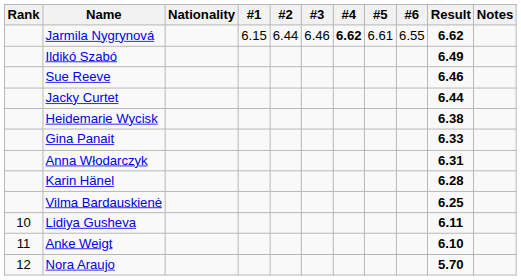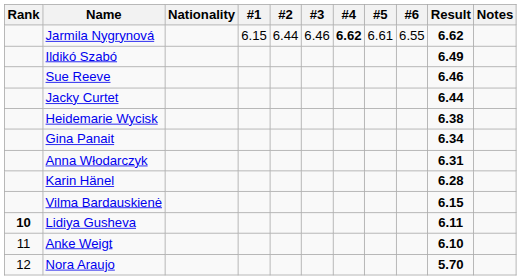(451, 139) 6.33 -> (451, 139) 6.34
(451, 202) 6.25 -> (451, 202) 6.15
(23, 222) normal -> (23, 222) bold
